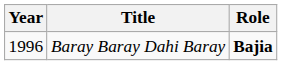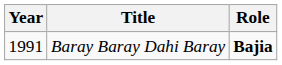(26, 45) 1996 -> (26, 45) 1991
